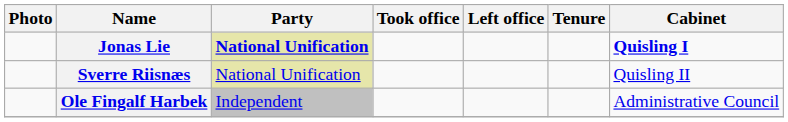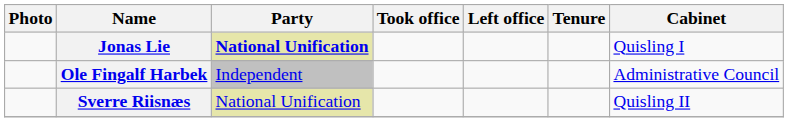(651, 46) bold -> (649, 46) normal
rows swapped: (134, 102) <-> (134, 74)
